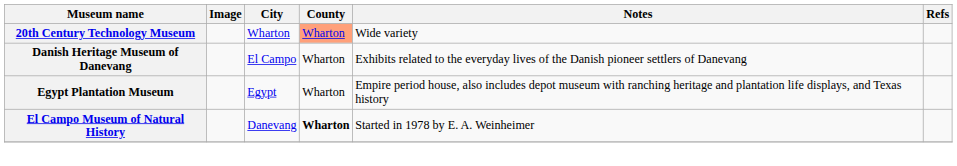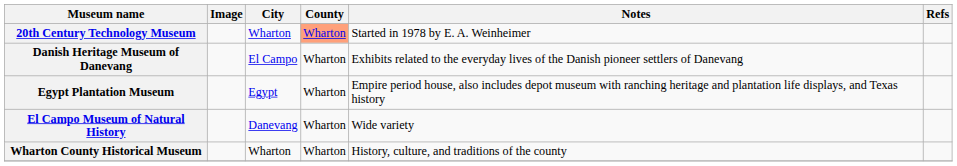(386, 33) Wide variety -> (441, 33) Started in 1978 by E. A. Weinheimer
(326, 125) bold -> (325, 125) normal
(445, 125) Started in 1978 by E. A. Weinheimer -> (383, 125) Wide variety
+ row: (106, 151)
